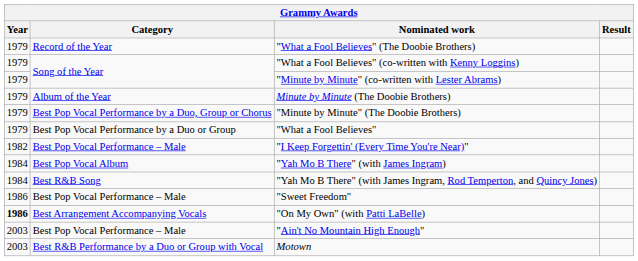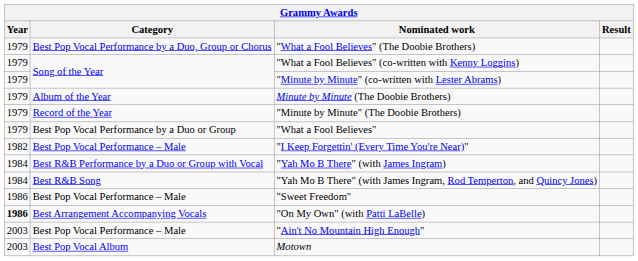(72, 46) Record of the Year -> (152, 46) Best Pop Vocal Performance by a Duo, Group or Chorus
(152, 113) Best Pop Vocal Performance by a Duo, Group or Chorus -> (72, 113) Record of the Year
(81, 163) Best Pop Vocal Album -> (148, 163) Best R&B Performance by a Duo or Group with Vocal
(148, 247) Best R&B Performance by a Duo or Group with Vocal -> (81, 247) Best Pop Vocal Album
